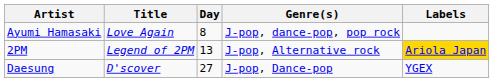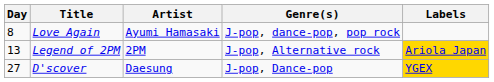columns swapped: (210, 14) <-> (54, 14)
(419, 68) no background -> (419, 68) gold background
